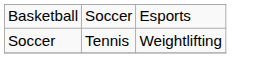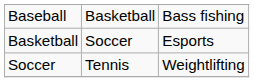+ row: (37, 16)
